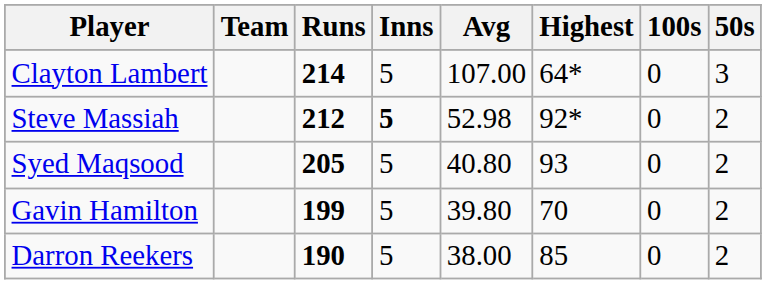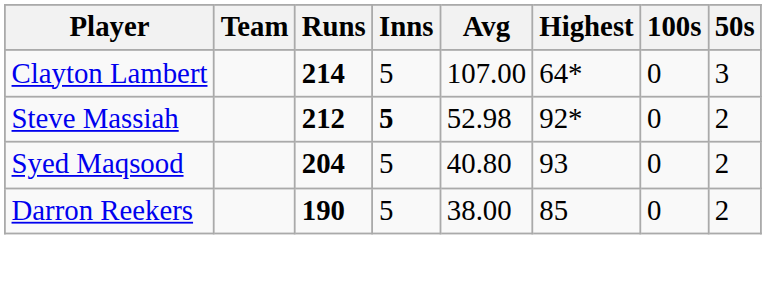(323, 164) 205 -> (323, 164) 204
- row: (105, 210)
